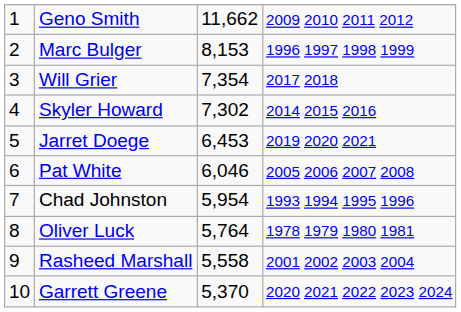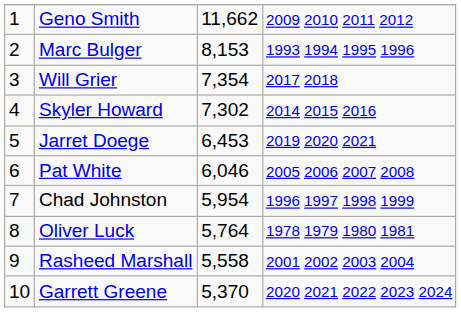(340, 50) 1996 1997 1998 1999 -> (340, 50) 1993 1994 1995 1996
(340, 201) 1993 1994 1995 1996 -> (340, 201) 1996 1997 1998 1999
